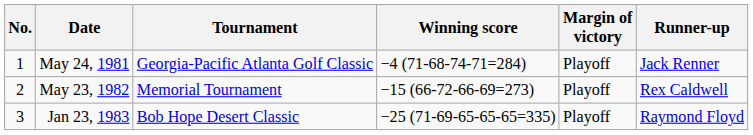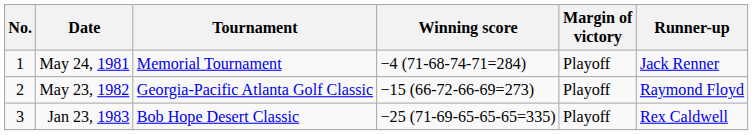(255, 63) Georgia-Pacific Atlanta Golf Classic -> (209, 63) Memorial Tournament
(209, 90) Memorial Tournament -> (255, 90) Georgia-Pacific Atlanta Golf Classic
(684, 90) Rex Caldwell -> (692, 90) Raymond Floyd
(692, 116) Raymond Floyd -> (684, 116) Rex Caldwell
